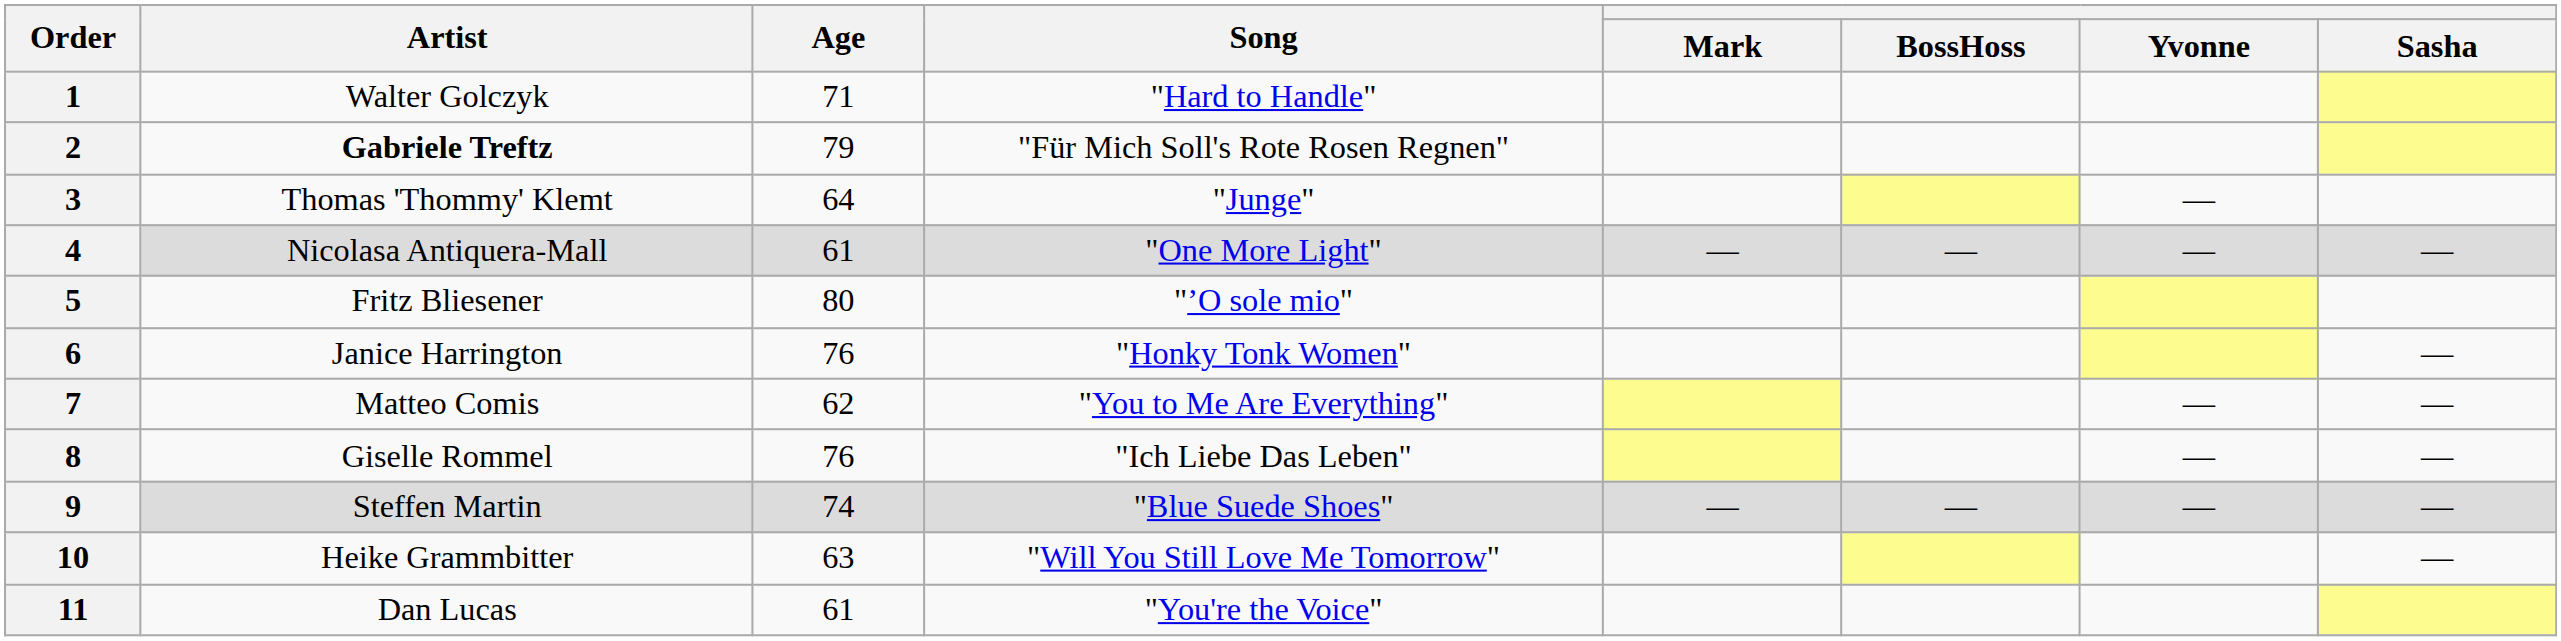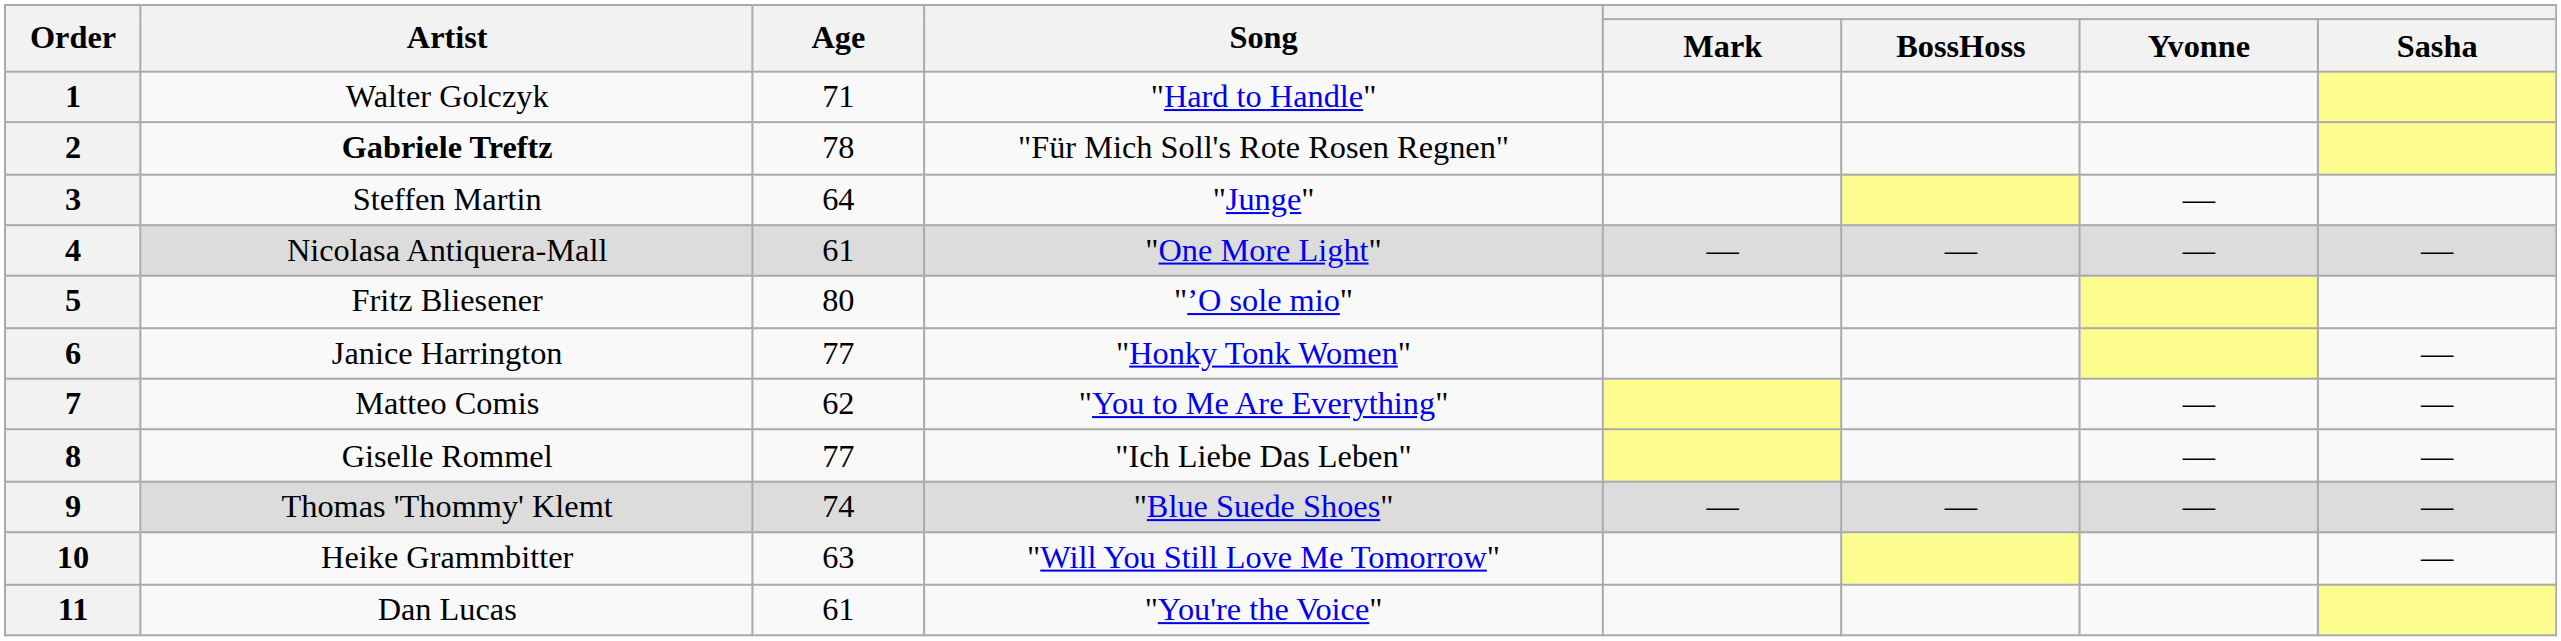(838, 147) 79 -> (838, 147) 78
(447, 198) Thomas 'Thommy' Klemt -> (447, 198) Steffen Martin
(838, 352) 76 -> (838, 352) 77
(838, 455) 76 -> (838, 455) 77
(447, 506) Steffen Martin -> (447, 506) Thomas 'Thommy' Klemt
